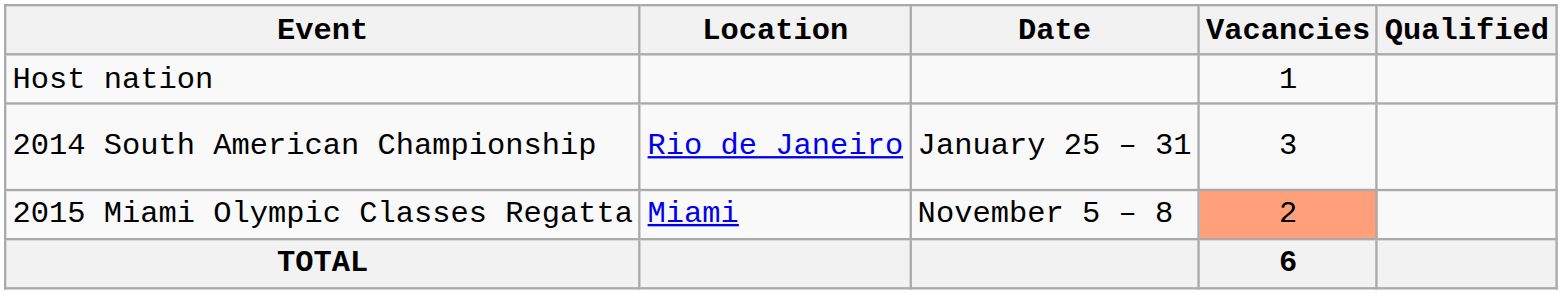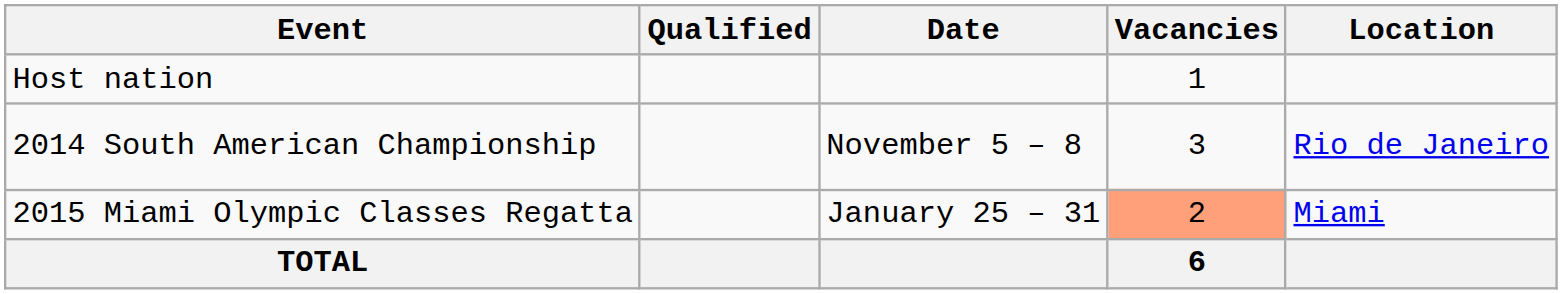columns swapped: (775, 30) <-> (1467, 30)
(1055, 147) January 25 – 31 -> (954, 147) November 5 – 8
(1045, 214) November 5 – 8 -> (963, 214) January 25 – 31
